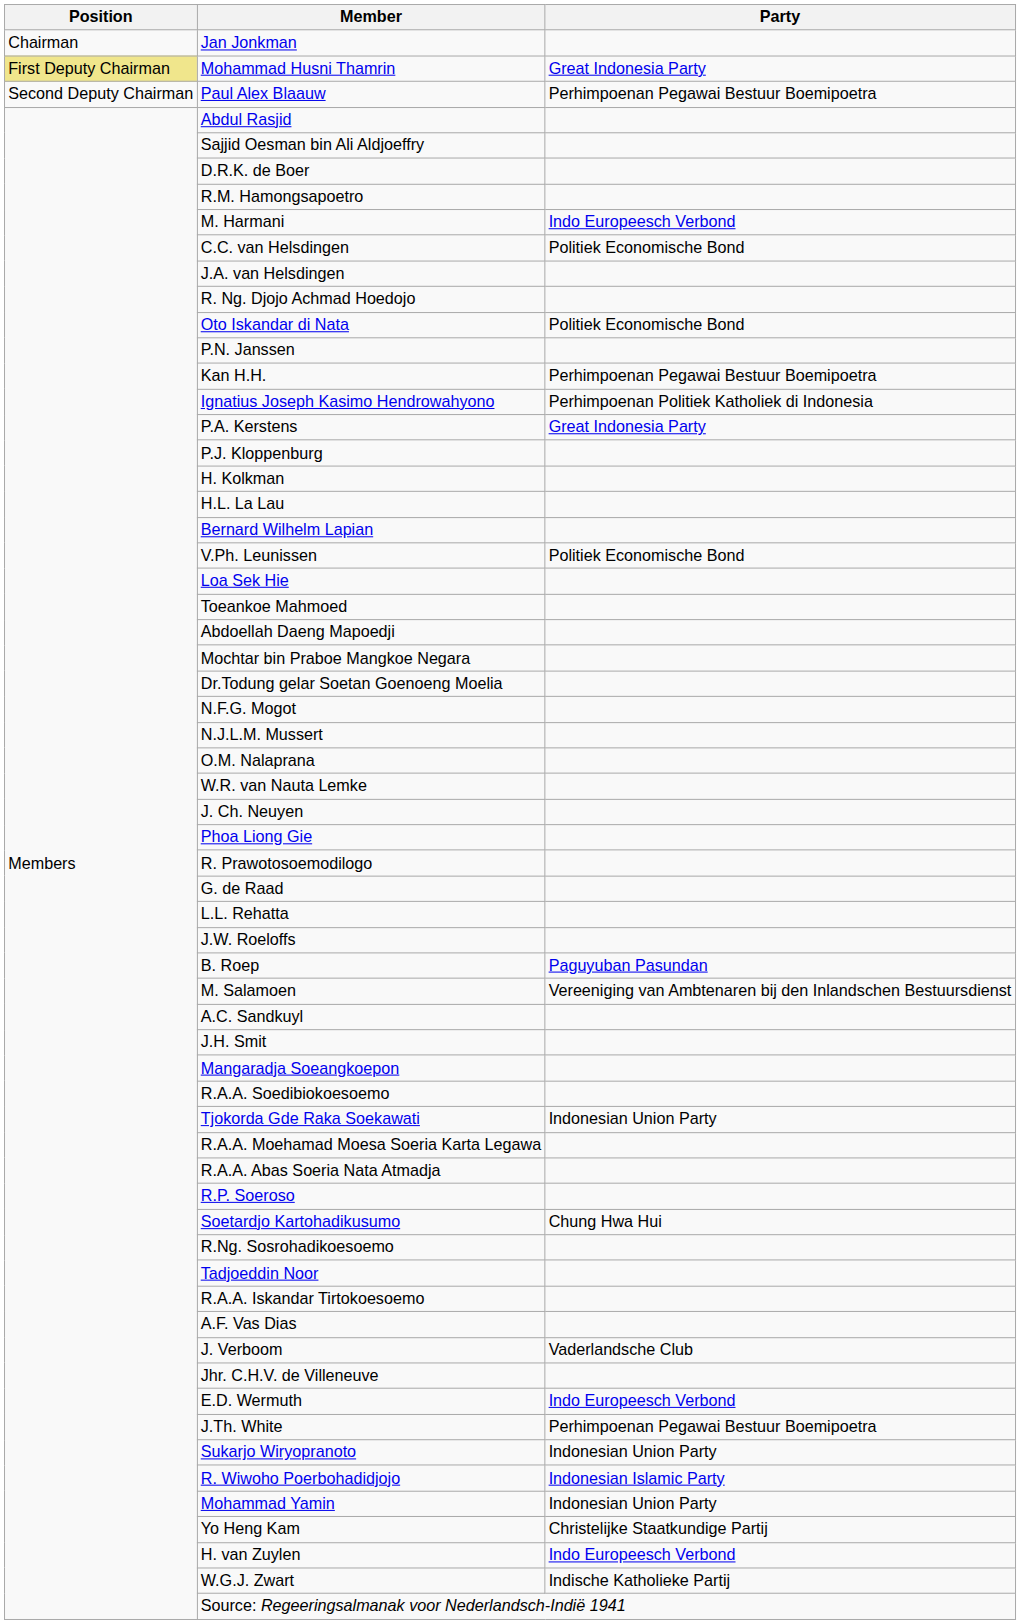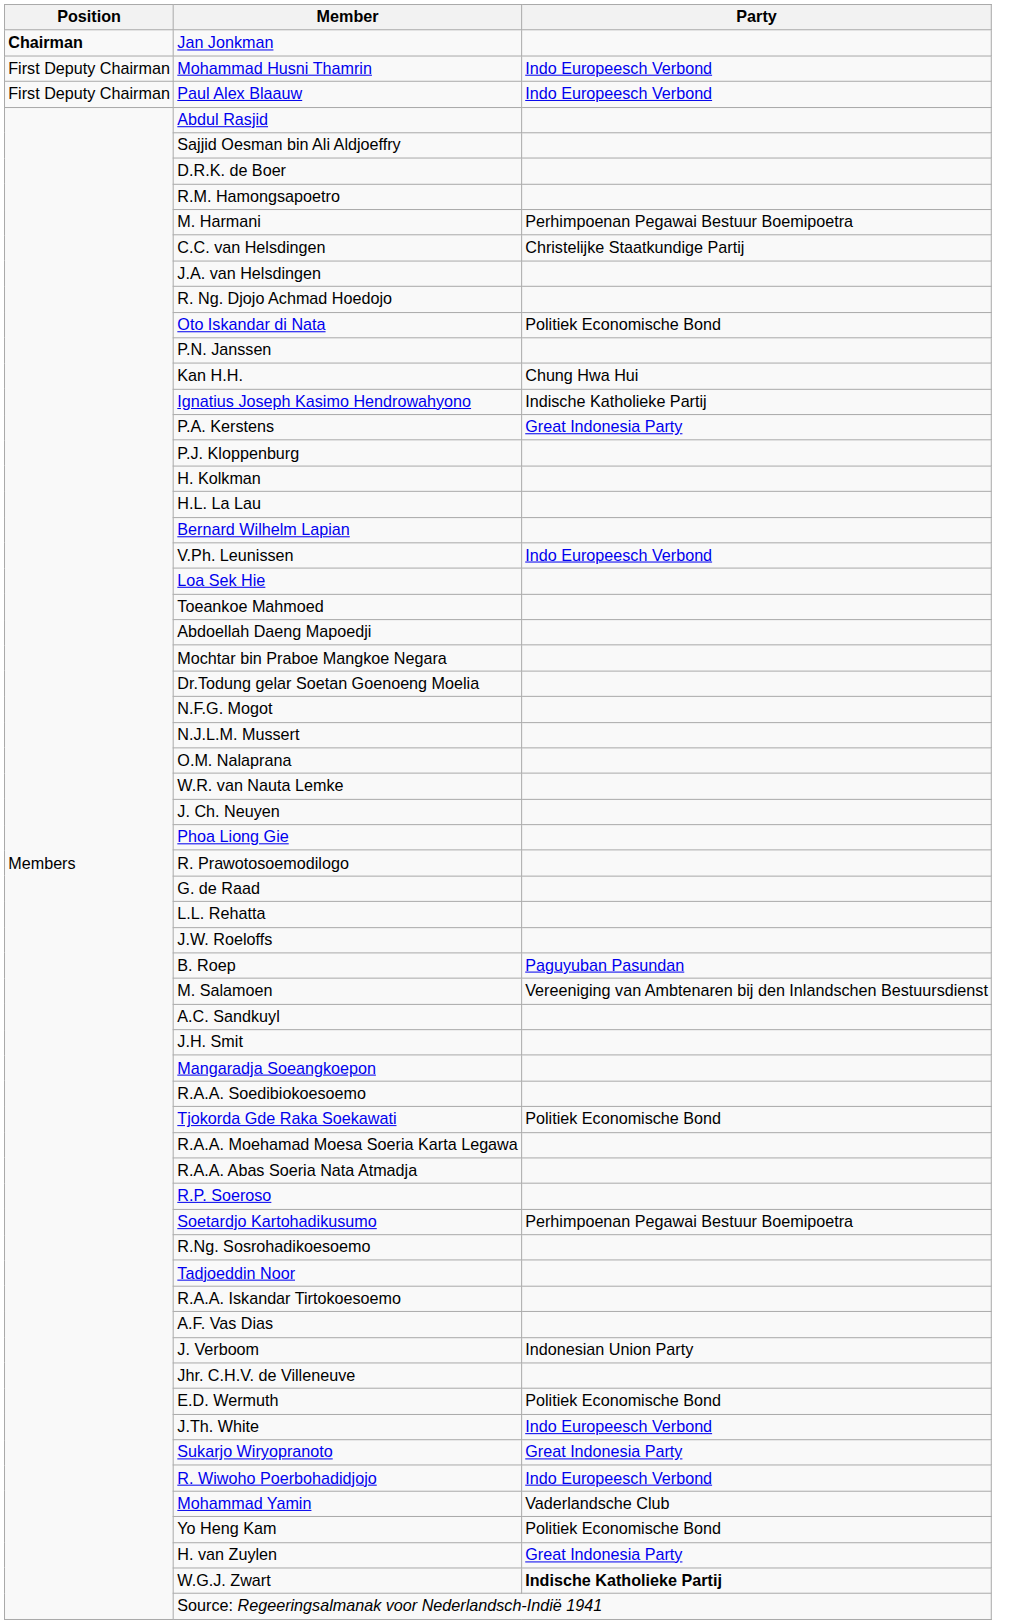(43, 42) normal -> (45, 42) bold
(89, 68) khaki background -> (89, 68) no background
(627, 68) Great Indonesia Party -> (619, 68) Indo Europeesch Verbond
(101, 94) Second Deputy Chairman -> (89, 94) First Deputy Chairman
(713, 94) Perhimpoenan Pegawai Bestuur Boemipoetra -> (619, 94) Indo Europeesch Verbond
(642, 222) Indo Europeesch Verbond -> (689, 222) Perhimpoenan Pegawai Bestuur Boemipoetra
(647, 247) Politiek Economische Bond -> (635, 247) Christelijke Staatkundige Partij
(713, 376) Perhimpoenan Pegawai Bestuur Boemipoetra -> (582, 376) Chung Hwa Hui
(711, 401) Perhimpoenan Politiek Katholiek di Indonesia -> (616, 401) Indische Katholieke Partij
(647, 555) Politiek Economische Bond -> (619, 555) Indo Europeesch Verbond
(633, 1119) Indonesian Union Party -> (623, 1119) Politiek Economische Bond
(605, 1221) Chung Hwa Hui -> (689, 1221) Perhimpoenan Pegawai Bestuur Boemipoetra
(621, 1350) Vaderlandsche Club -> (609, 1350) Indonesian Union Party
(642, 1401) Indo Europeesch Verbond -> (623, 1401) Politiek Economische Bond
(713, 1426) Perhimpoenan Pegawai Bestuur Boemipoetra -> (619, 1426) Indo Europeesch Verbond
(633, 1452) Indonesian Union Party -> (604, 1452) Great Indonesia Party
(637, 1478) Indonesian Islamic Party -> (619, 1478) Indo Europeesch Verbond
(633, 1503) Indonesian Union Party -> (597, 1503) Vaderlandsche Club
(658, 1529) Christelijke Staatkundige Partij -> (623, 1529) Politiek Economische Bond
(642, 1555) Indo Europeesch Verbond -> (604, 1555) Great Indonesia Party
(639, 1580) normal -> (624, 1580) bold
